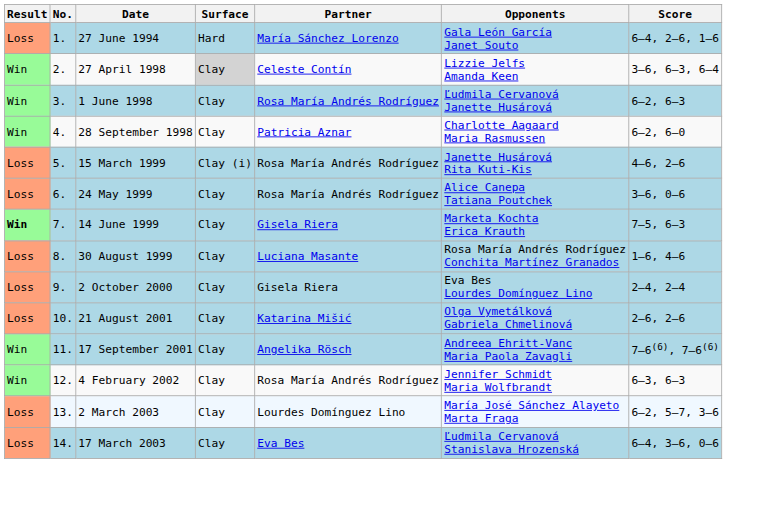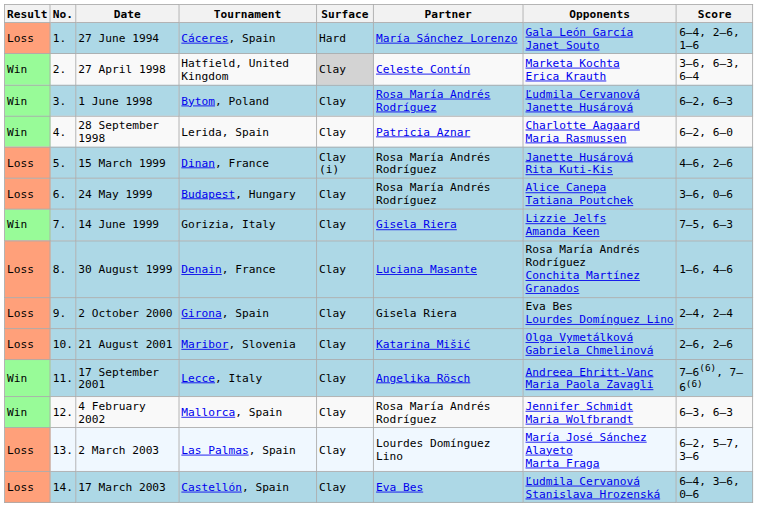+ column: (248, 14)
(485, 69) Lizzie Jelfs Amanda Keen -> (573, 69) Marketa Kochta Erica Krauth
(17, 225) bold -> (17, 225) normal
(491, 225) Marketa Kochta Erica Krauth -> (566, 225) Lizzie Jelfs Amanda Keen
